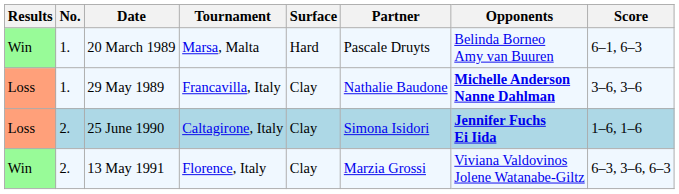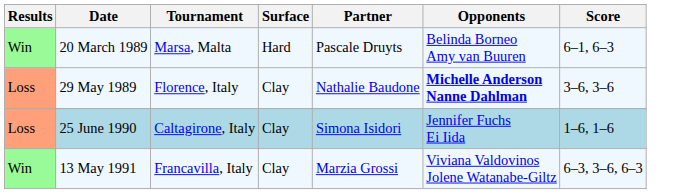- column: (70, 15)
(231, 87) Francavilla, Italy -> (196, 87) Florence, Italy
(500, 127) bold -> (469, 127) normal
(224, 168) Florence, Italy -> (204, 168) Francavilla, Italy
